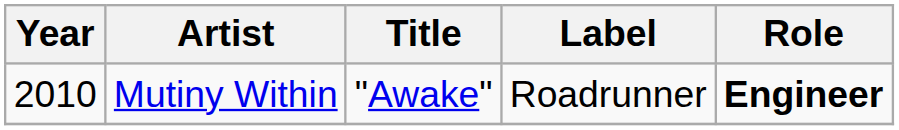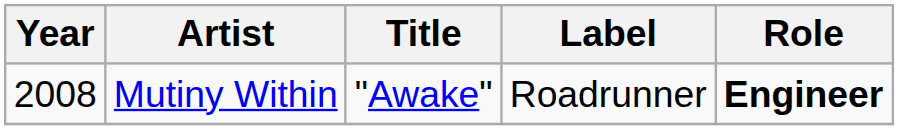(55, 93) 2010 -> (55, 93) 2008
